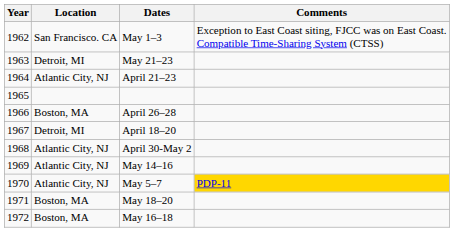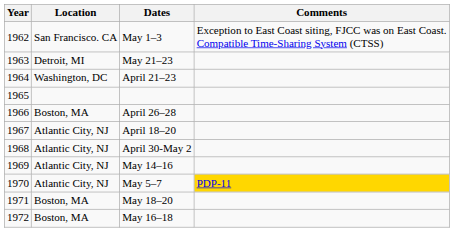(71, 78) Atlantic City, NJ -> (71, 78) Washington, DC
(59, 130) Detroit, MI -> (71, 130) Atlantic City, NJ
